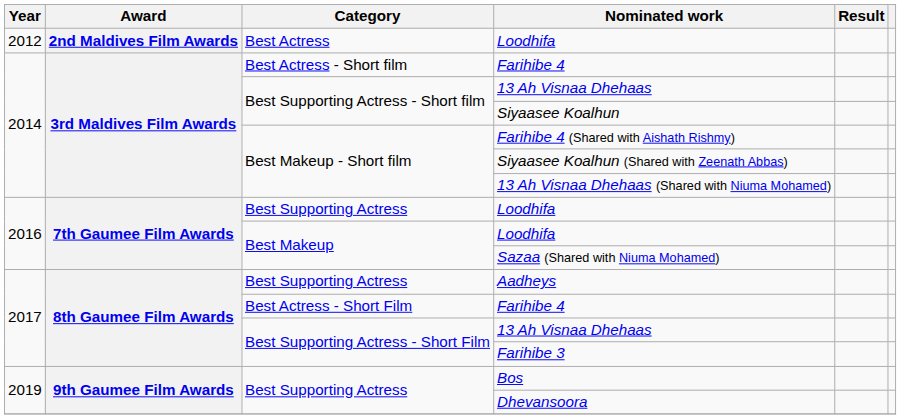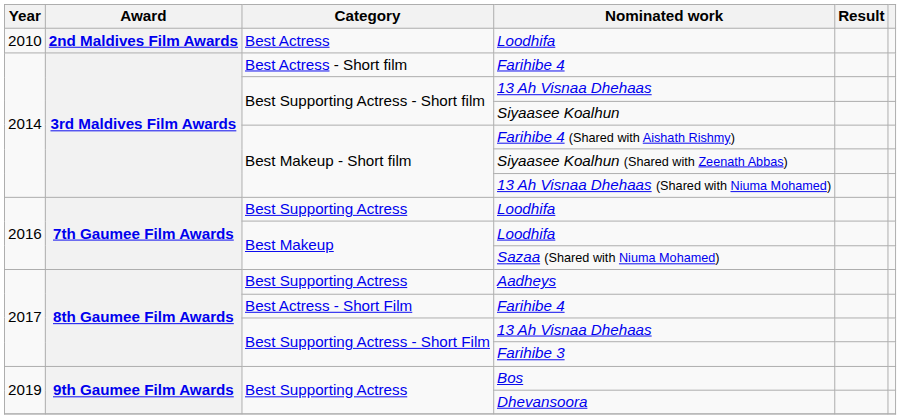(25, 40) 2012 -> (25, 40) 2010
